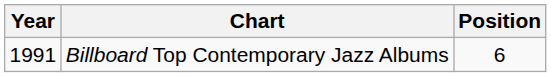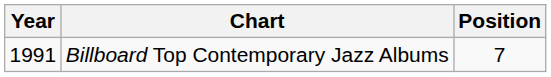(500, 54) 6 -> (500, 54) 7
